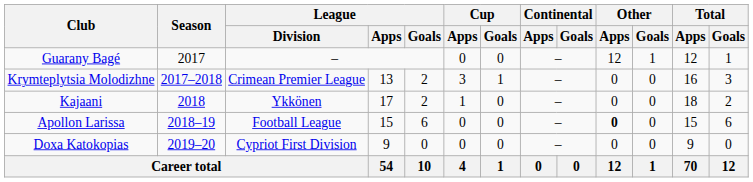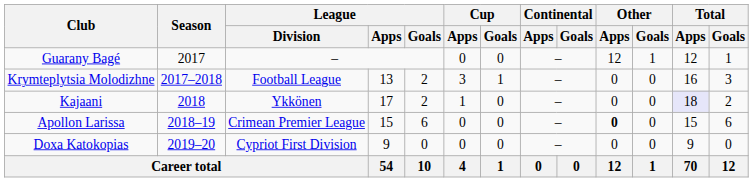(297, 79) Crimean Premier League -> (297, 79) Football League
(690, 101) no background -> (690, 101) lavender background
(297, 123) Football League -> (297, 123) Crimean Premier League
